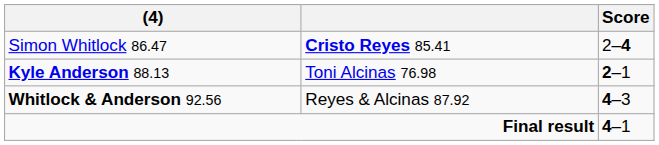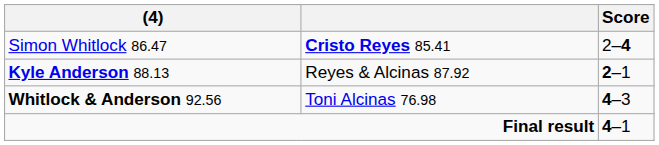(371, 72) Toni Alcinas 76.98 -> (387, 72) Reyes & Alcinas 87.92
(387, 99) Reyes & Alcinas 87.92 -> (371, 99) Toni Alcinas 76.98
